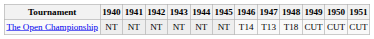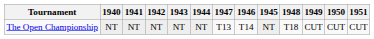columns swapped: (224, 12) <-> (269, 12)
